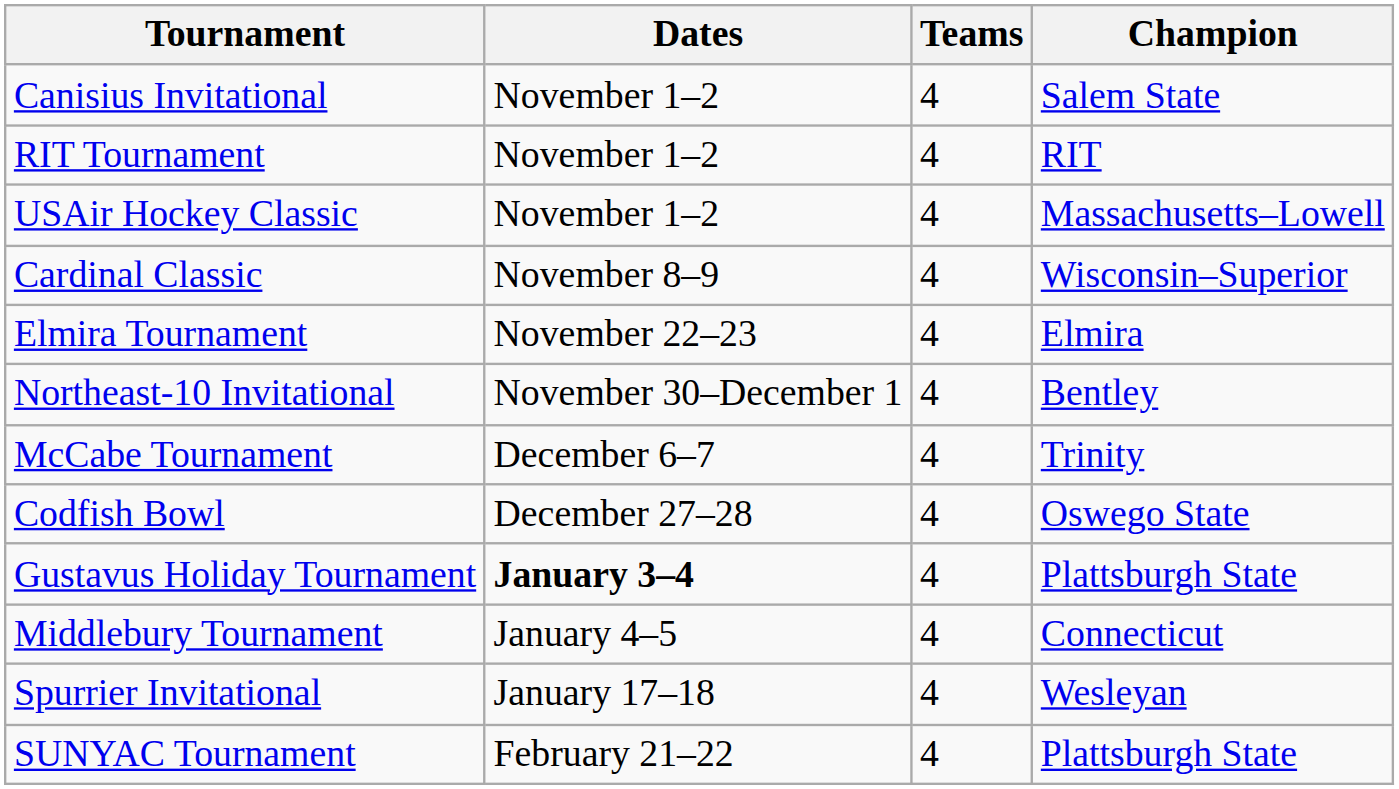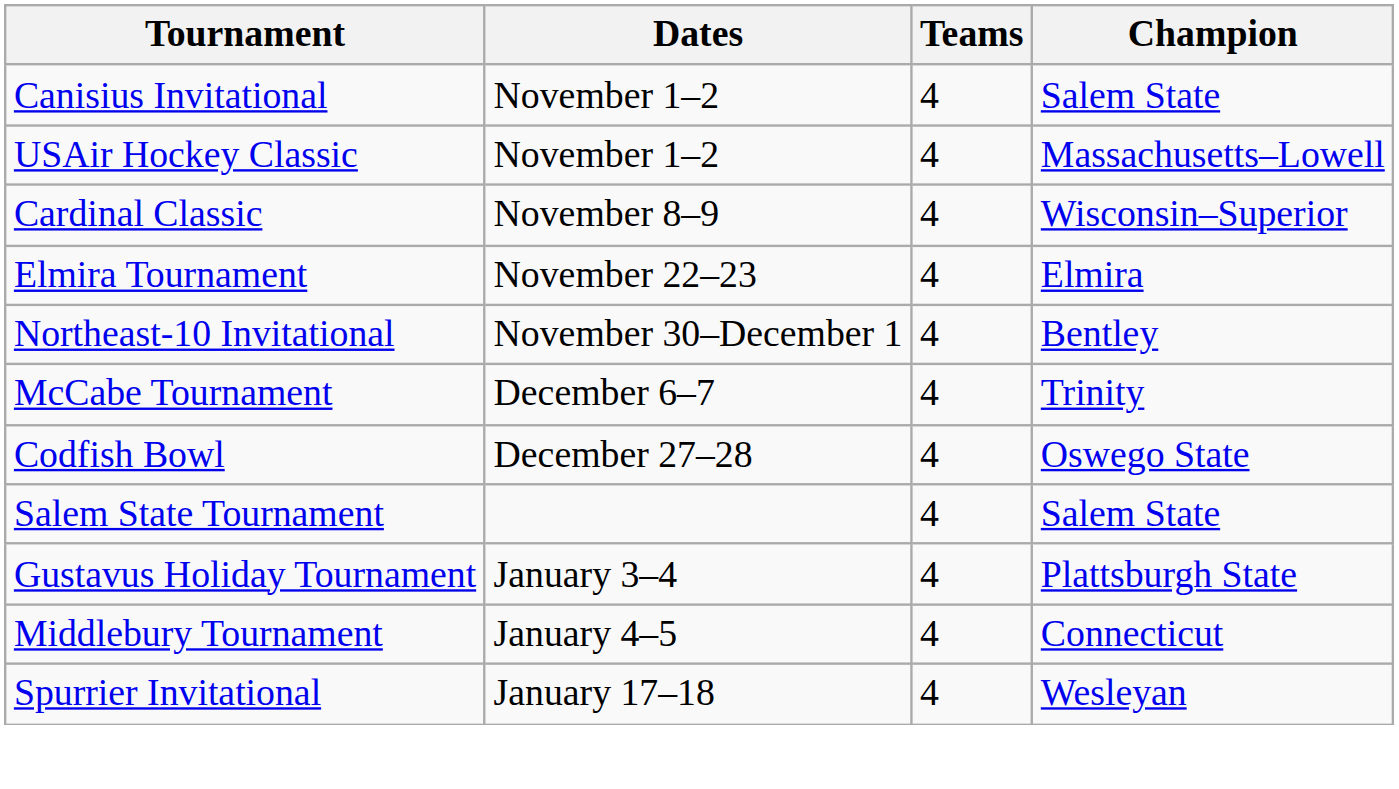- row: (139, 154)
+ row: (199, 513)
(594, 573) bold -> (585, 573) normal
- row: (185, 753)
